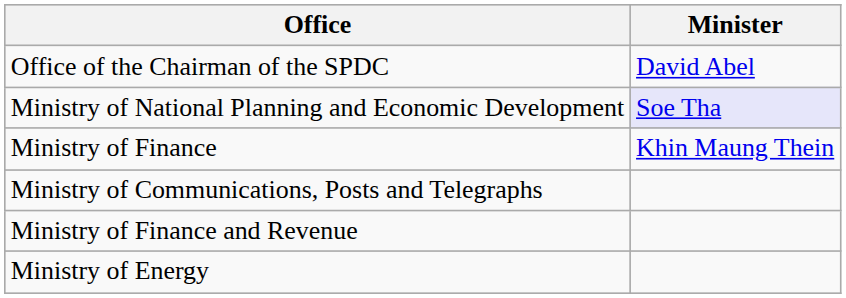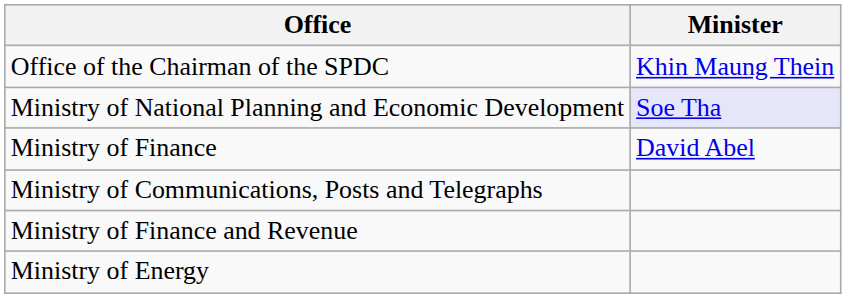(695, 66) David Abel -> (735, 66) Khin Maung Thein
(735, 148) Khin Maung Thein -> (695, 148) David Abel
